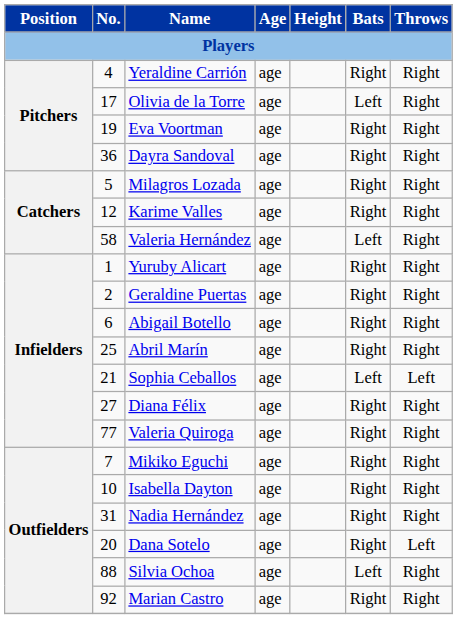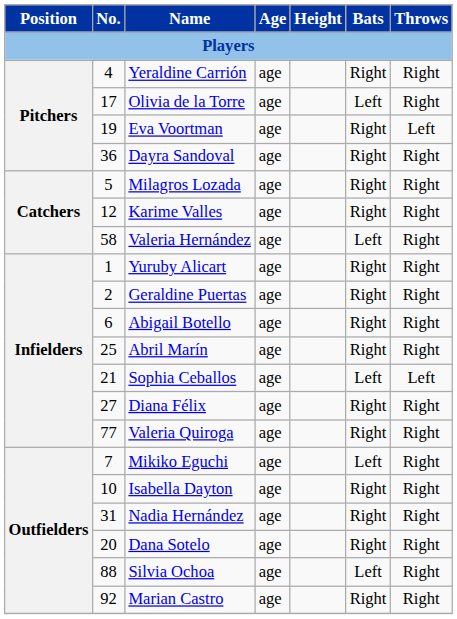(421, 129) Right -> (421, 129) Left
(368, 461) Right -> (368, 461) Left
(421, 544) Left -> (421, 544) Right
